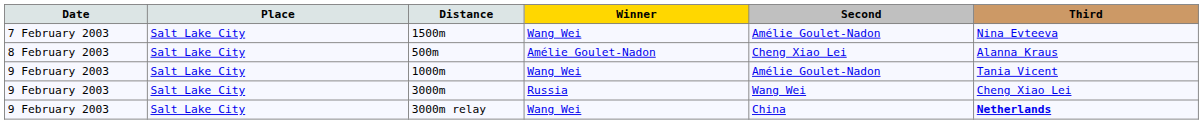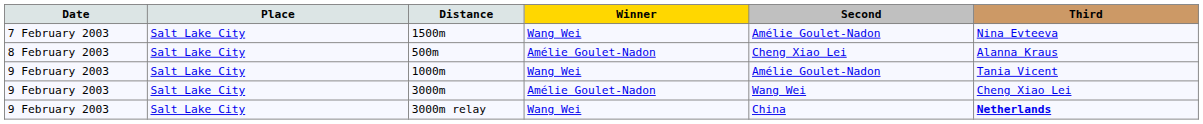(548, 90) Russia -> (591, 90) Amélie Goulet-Nadon
